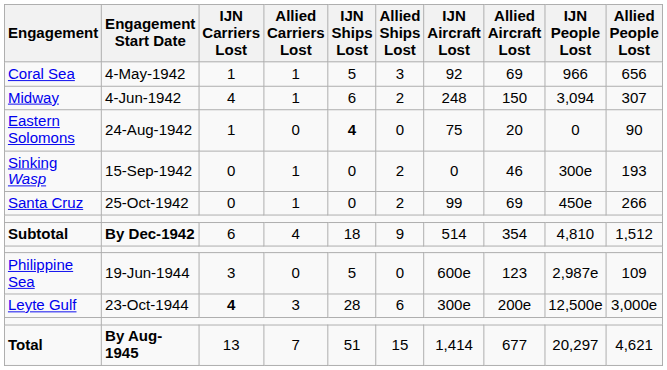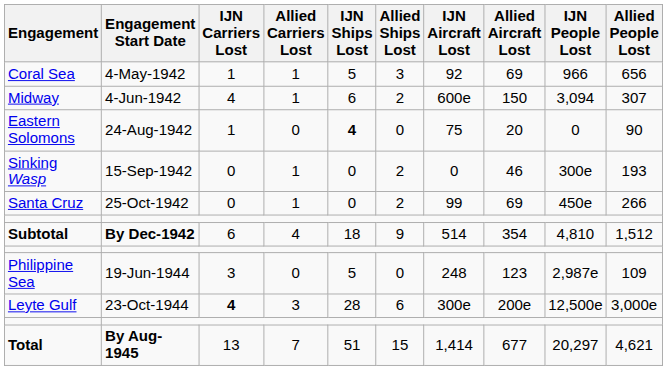(454, 97) 248 -> (454, 97) 600e
(454, 273) 600e -> (454, 273) 248
